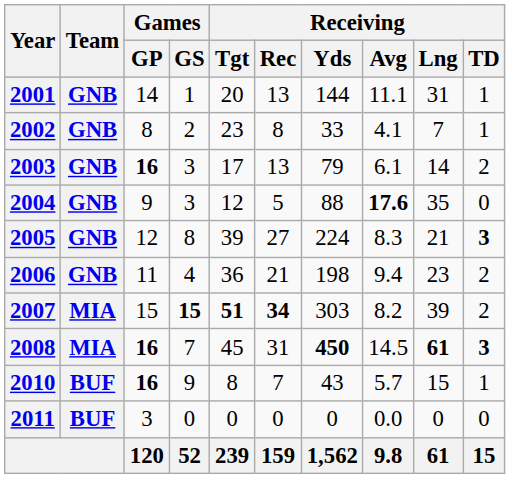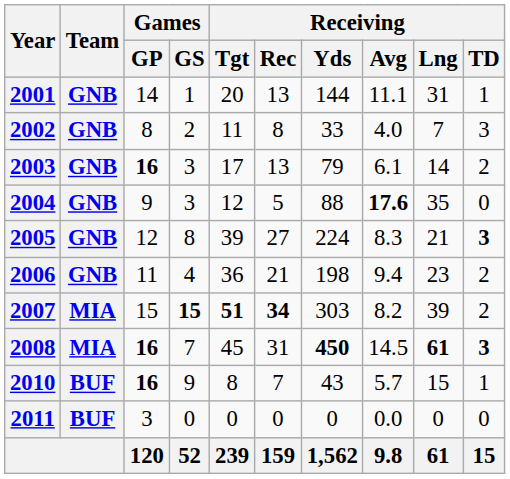(232, 130) 23 -> (232, 130) 11
(388, 130) 4.1 -> (388, 130) 4.0
(484, 130) 1 -> (484, 130) 3
